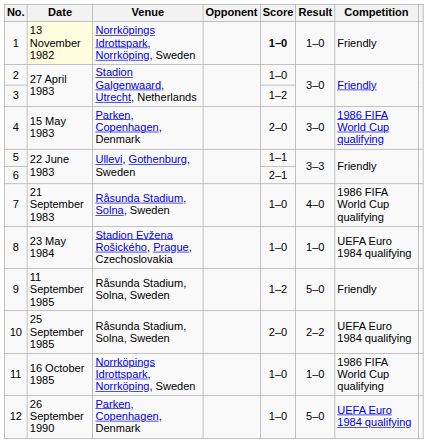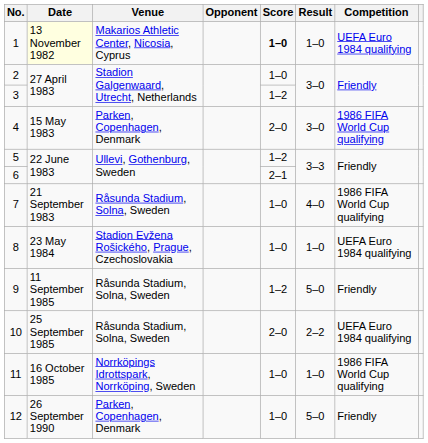(145, 43) Norrköpings Idrottspark, Norrköping, Sweden -> (137, 43) Makarios Athletic Center, Nicosia, Cyprus
(357, 43) Friendly -> (374, 43) UEFA Euro 1984 qualifying
(278, 157) 1–1 -> (278, 157) 1–2
(374, 416) UEFA Euro 1984 qualifying -> (357, 416) Friendly
